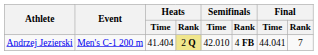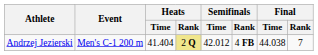(216, 43) 42.010 -> (216, 43) 42.012
(272, 43) 44.041 -> (272, 43) 44.038
